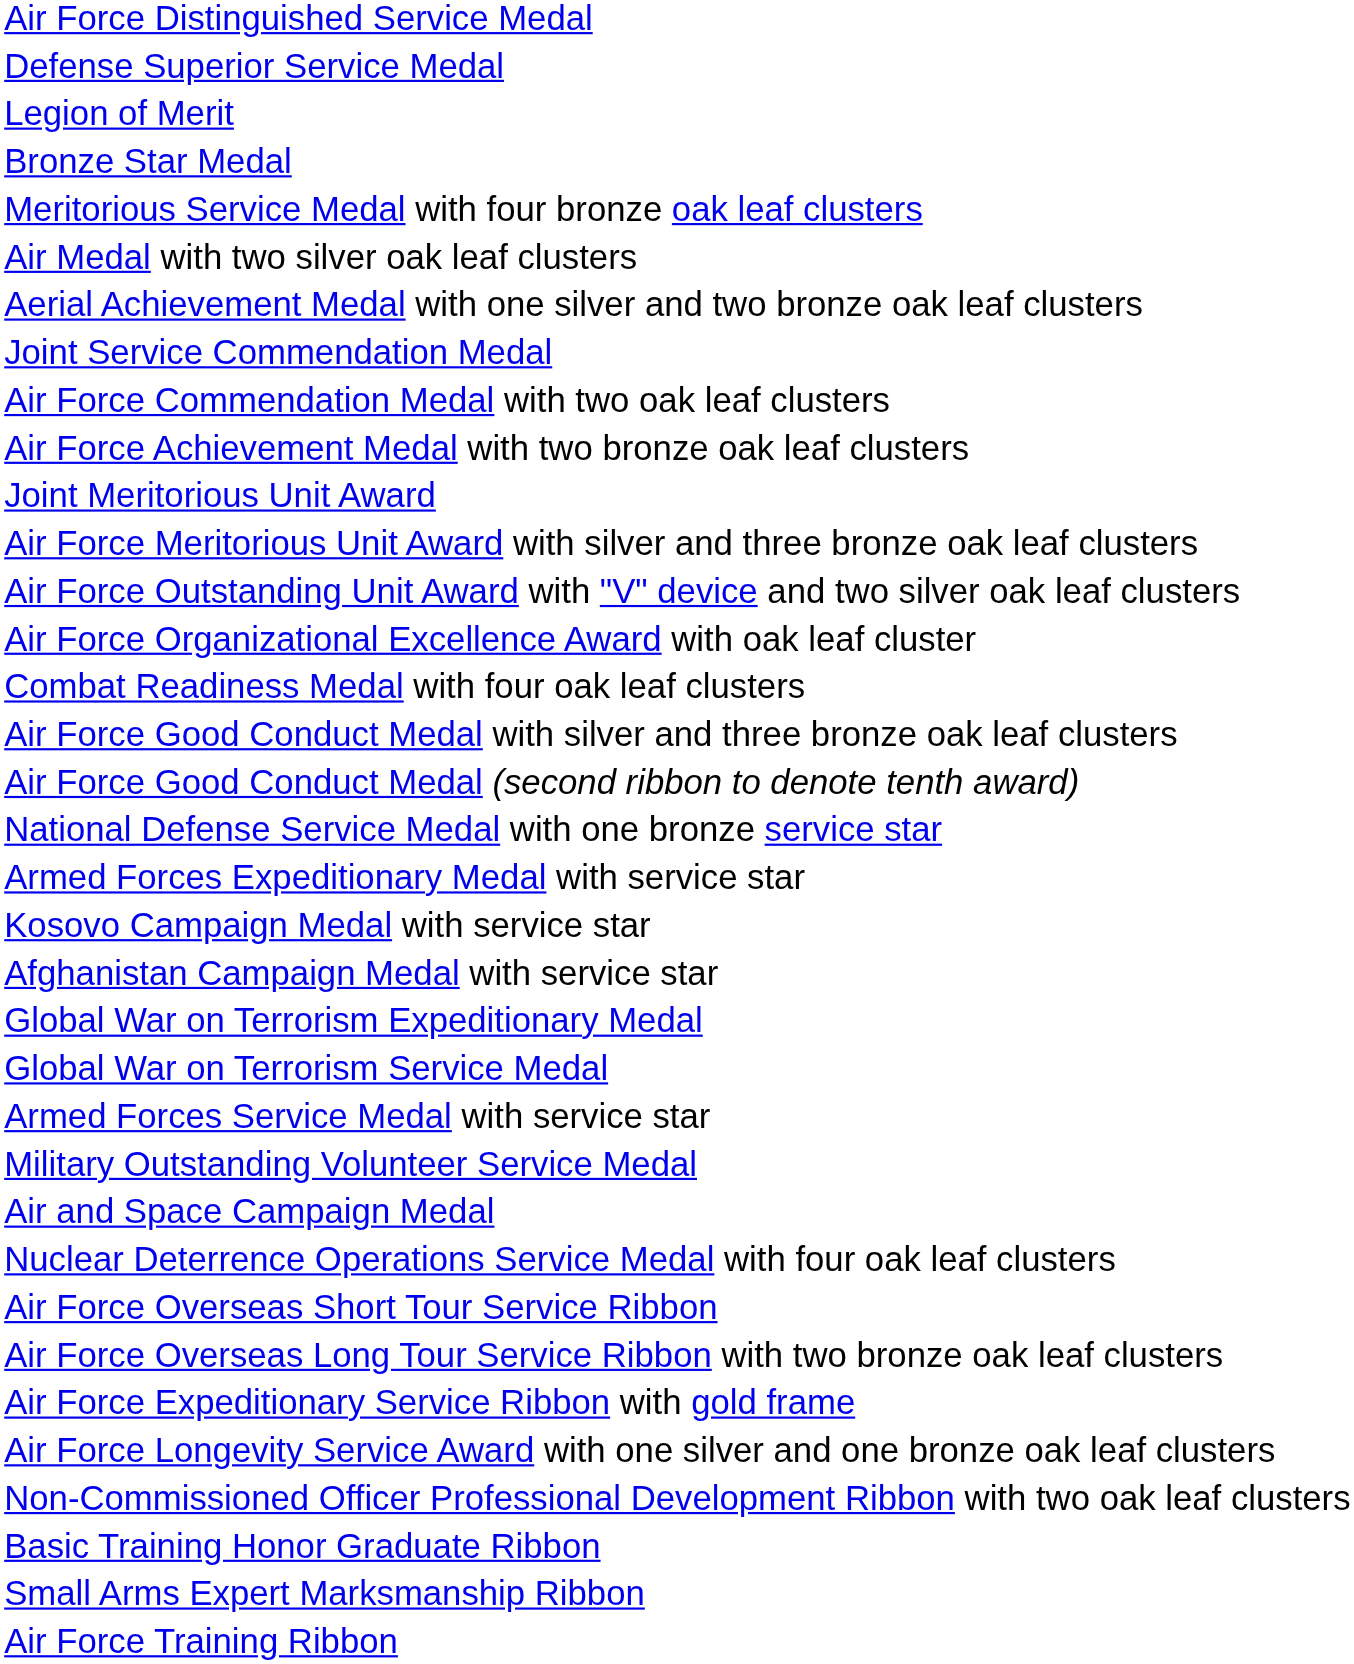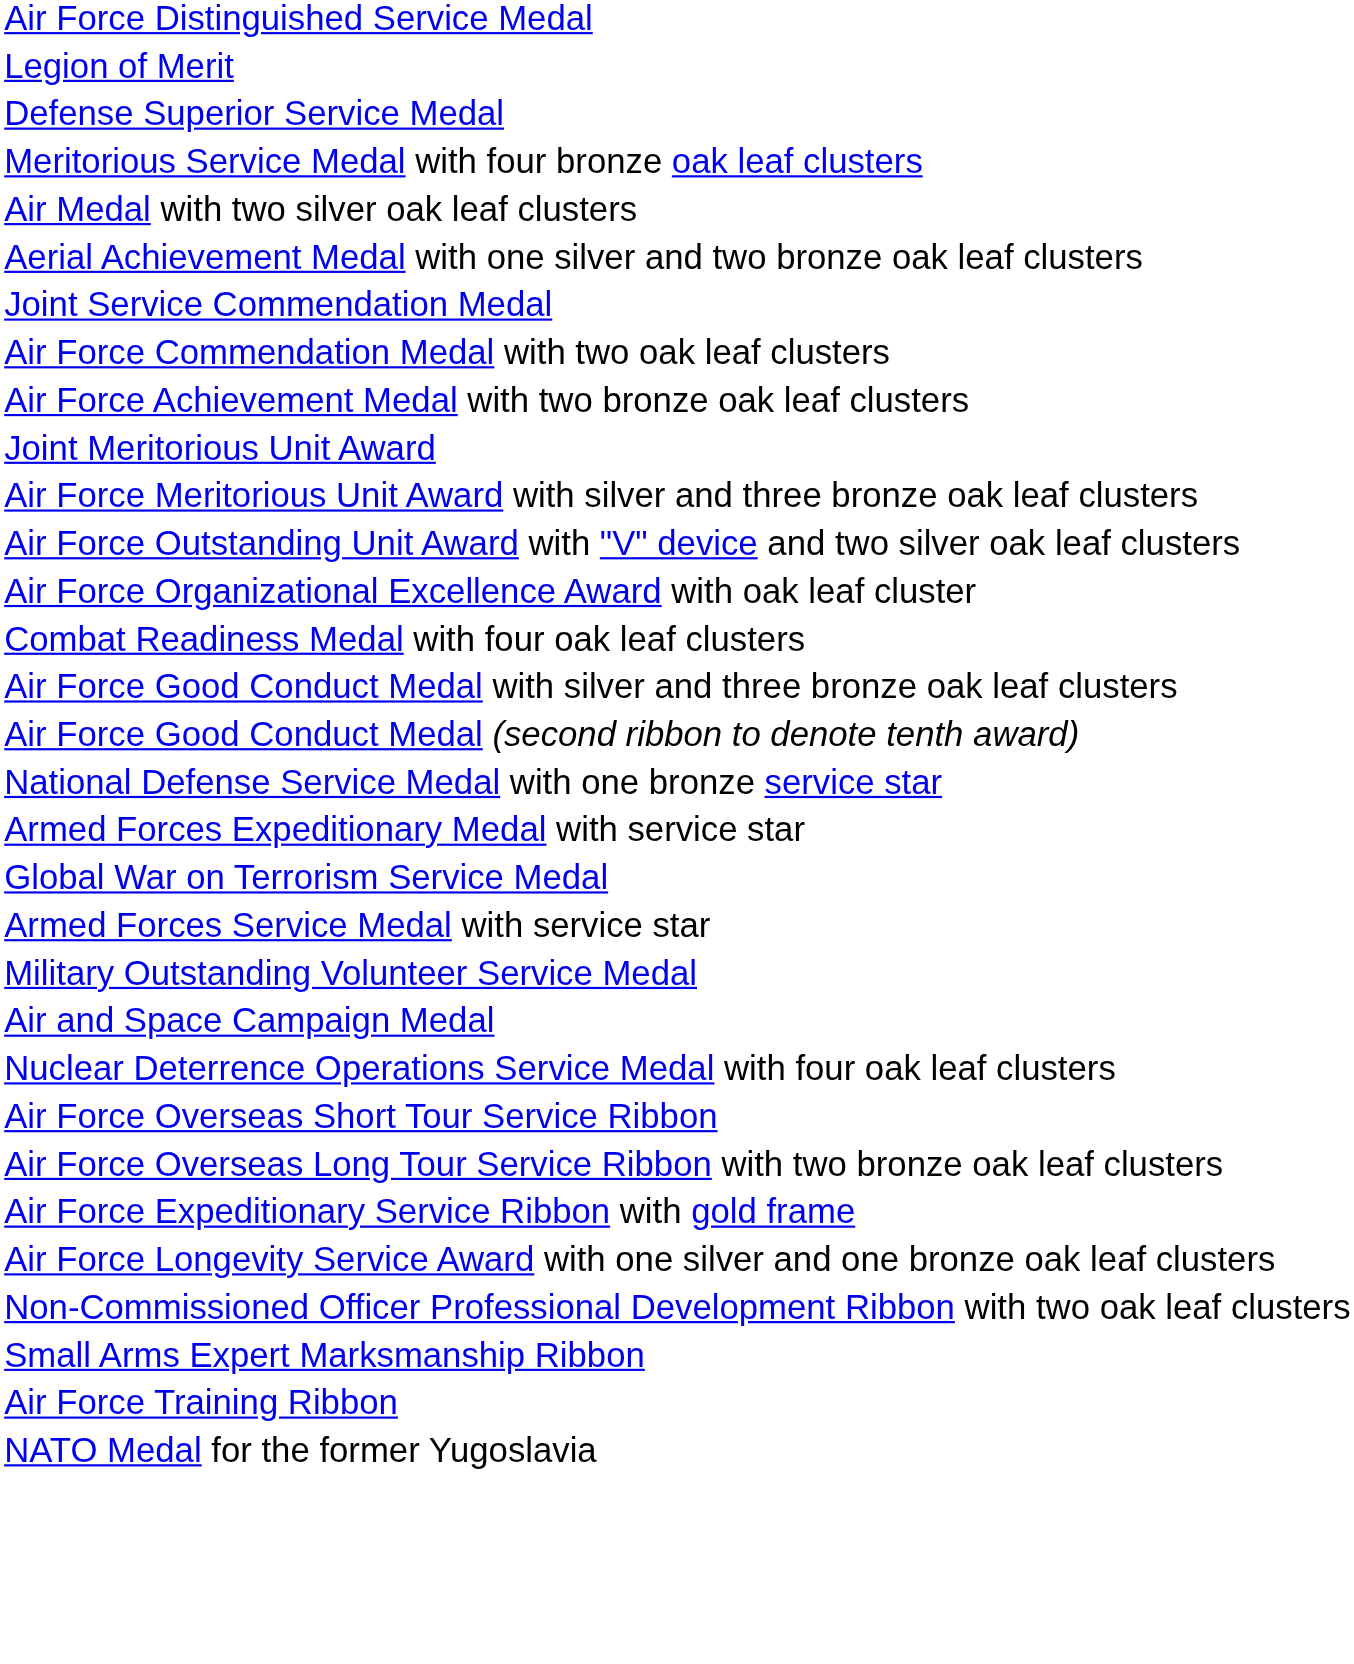rows swapped: (254, 66) <-> (119, 113)
- row: (148, 161)
- row: (327, 925)
- row: (361, 973)
- row: (353, 1020)
- row: (302, 1546)
+ row: (300, 1450)
